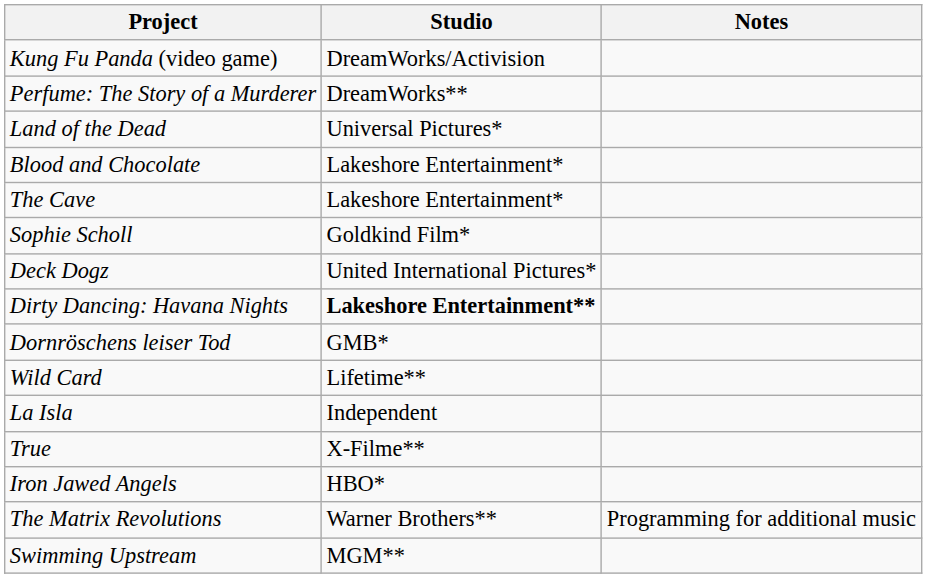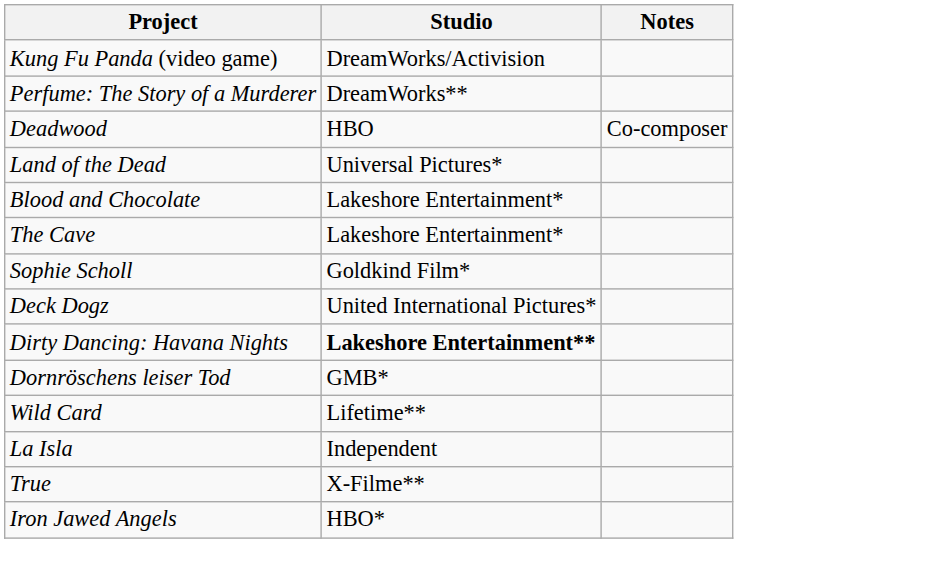+ row: (58, 128)
- row: (116, 519)
- row: (103, 555)
